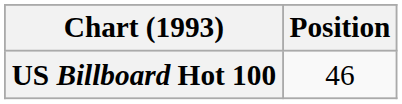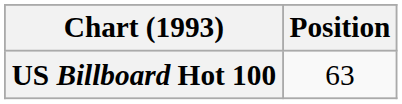(340, 74) 46 -> (340, 74) 63
